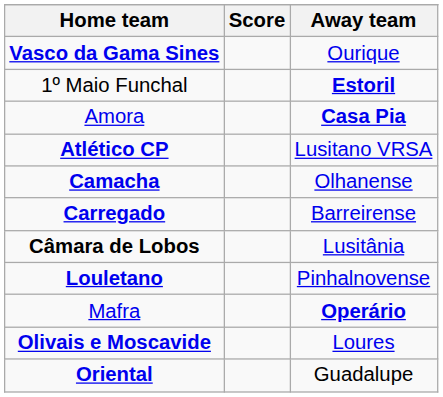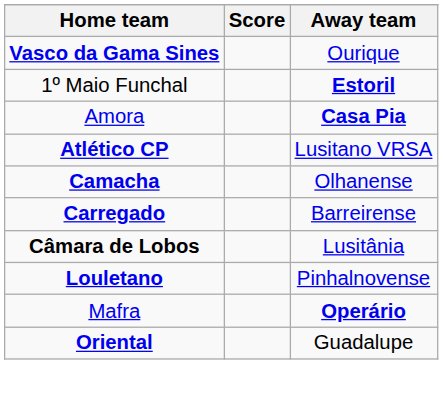- row: (114, 342)
